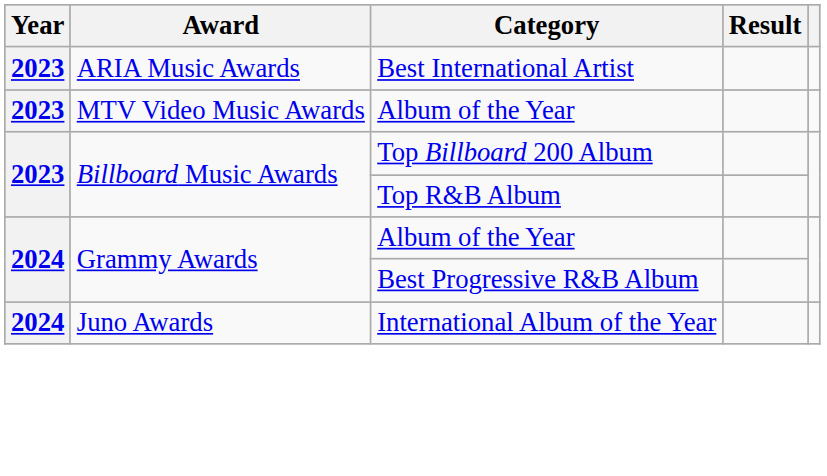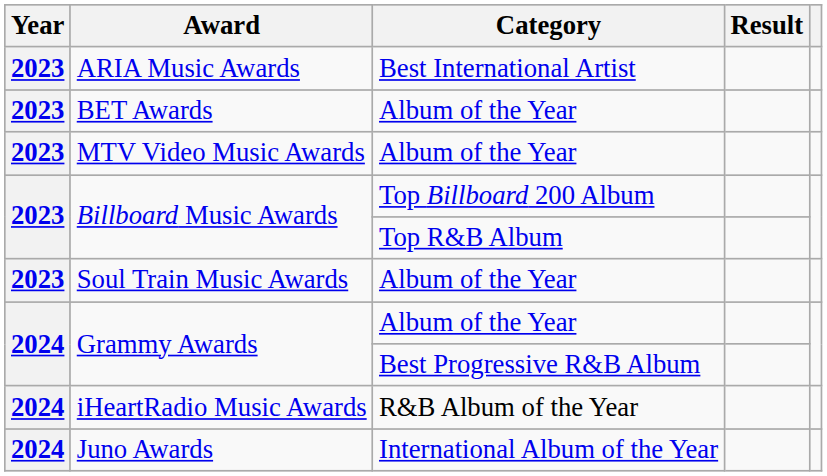+ row: (145, 110)
+ row: (212, 279)
+ row: (222, 407)
